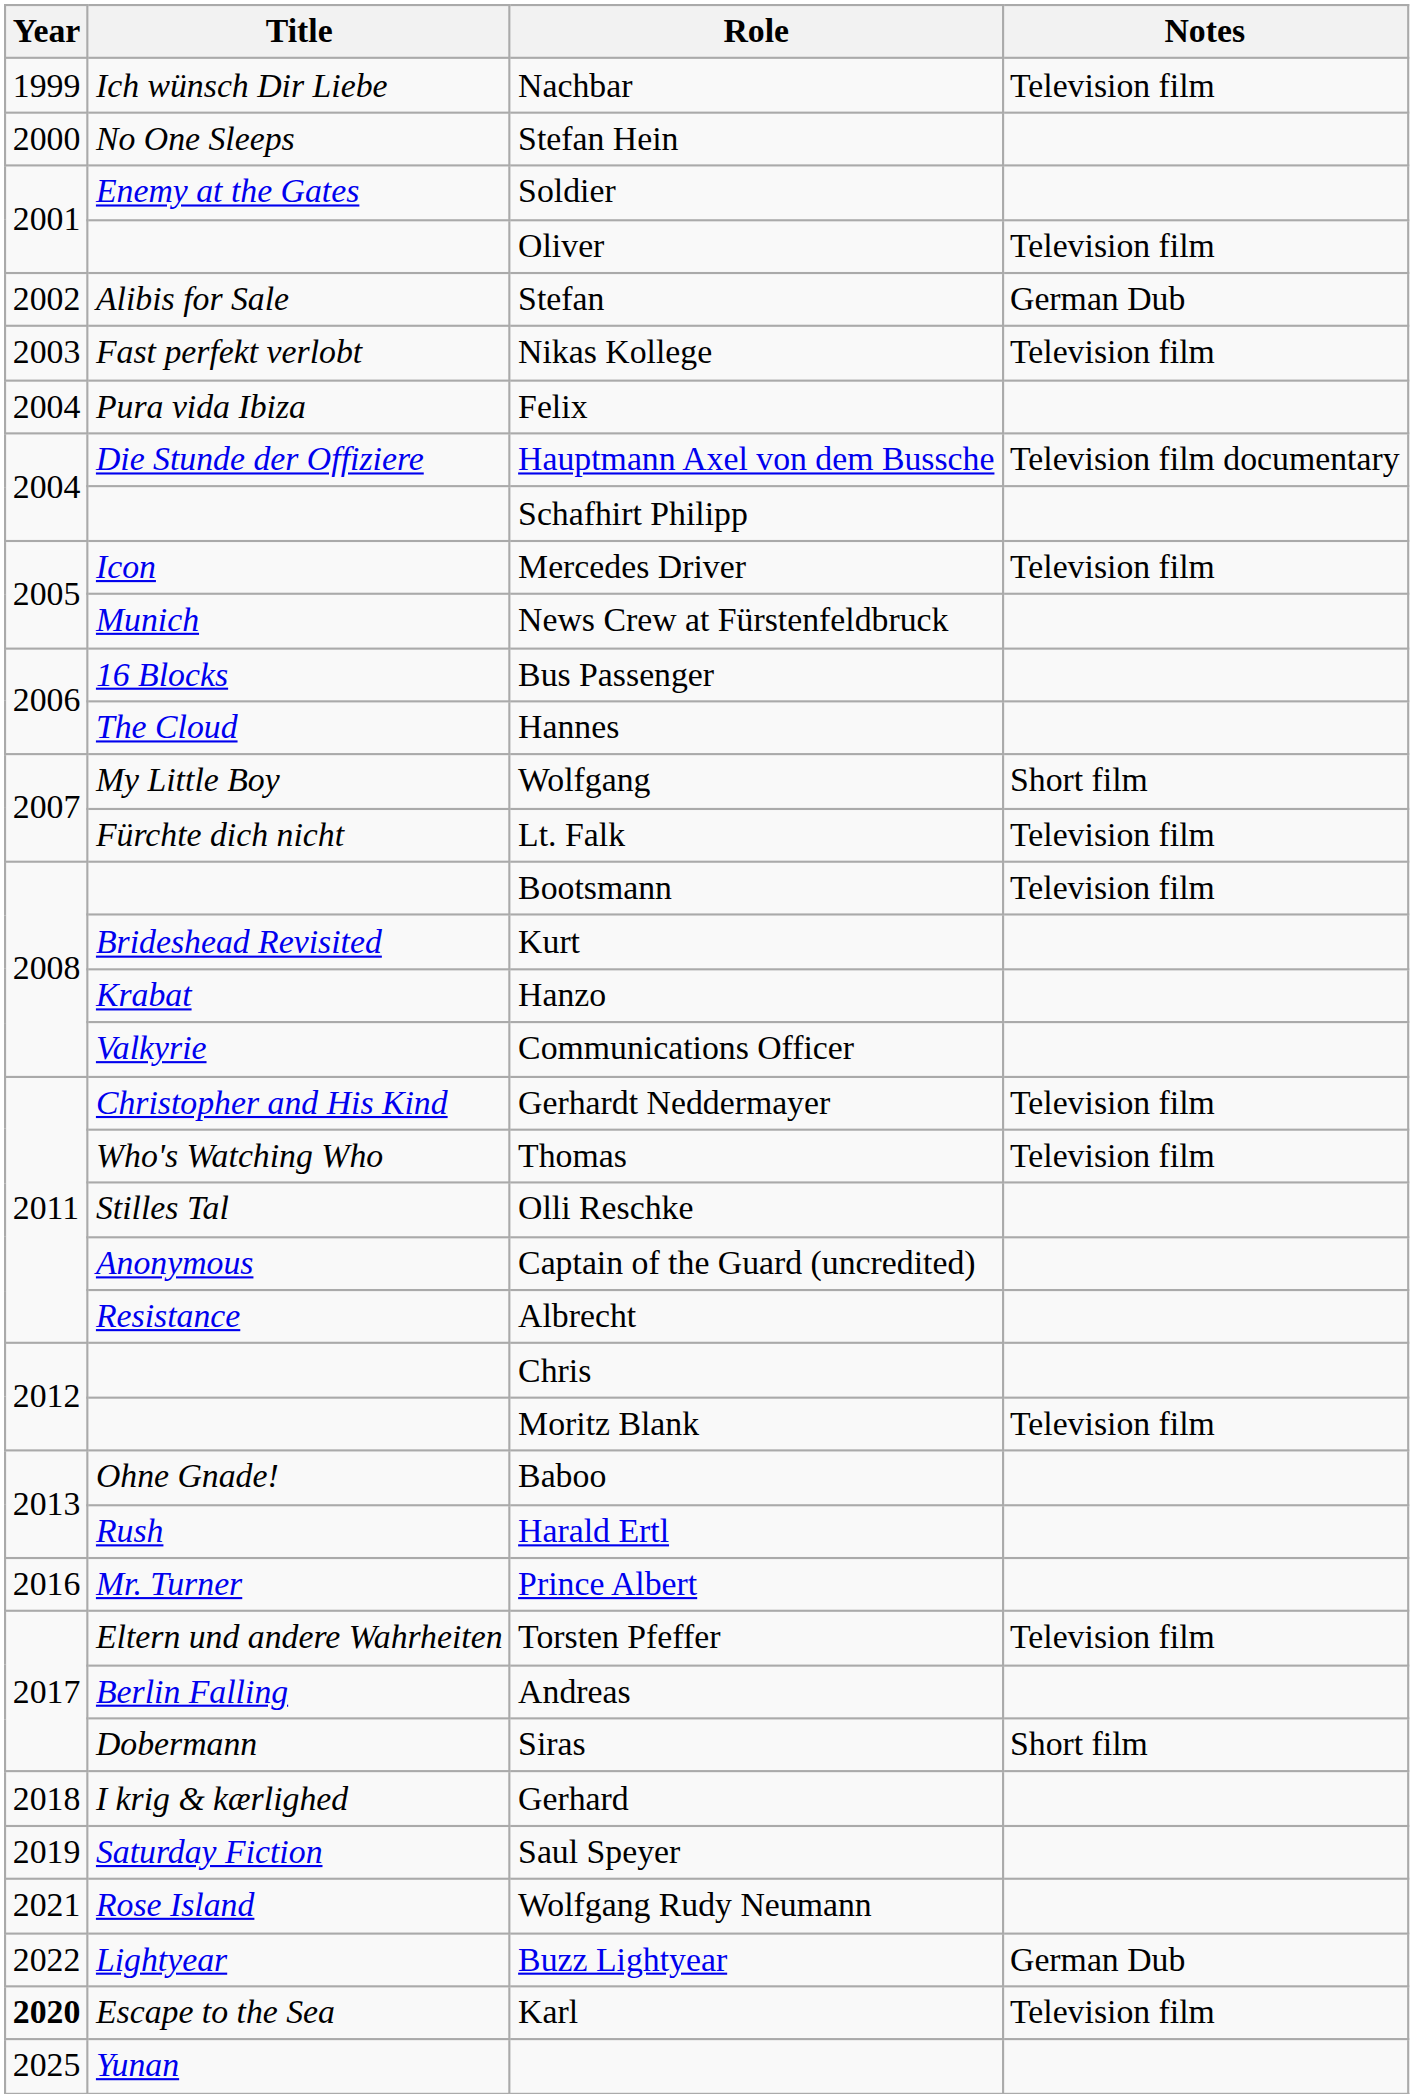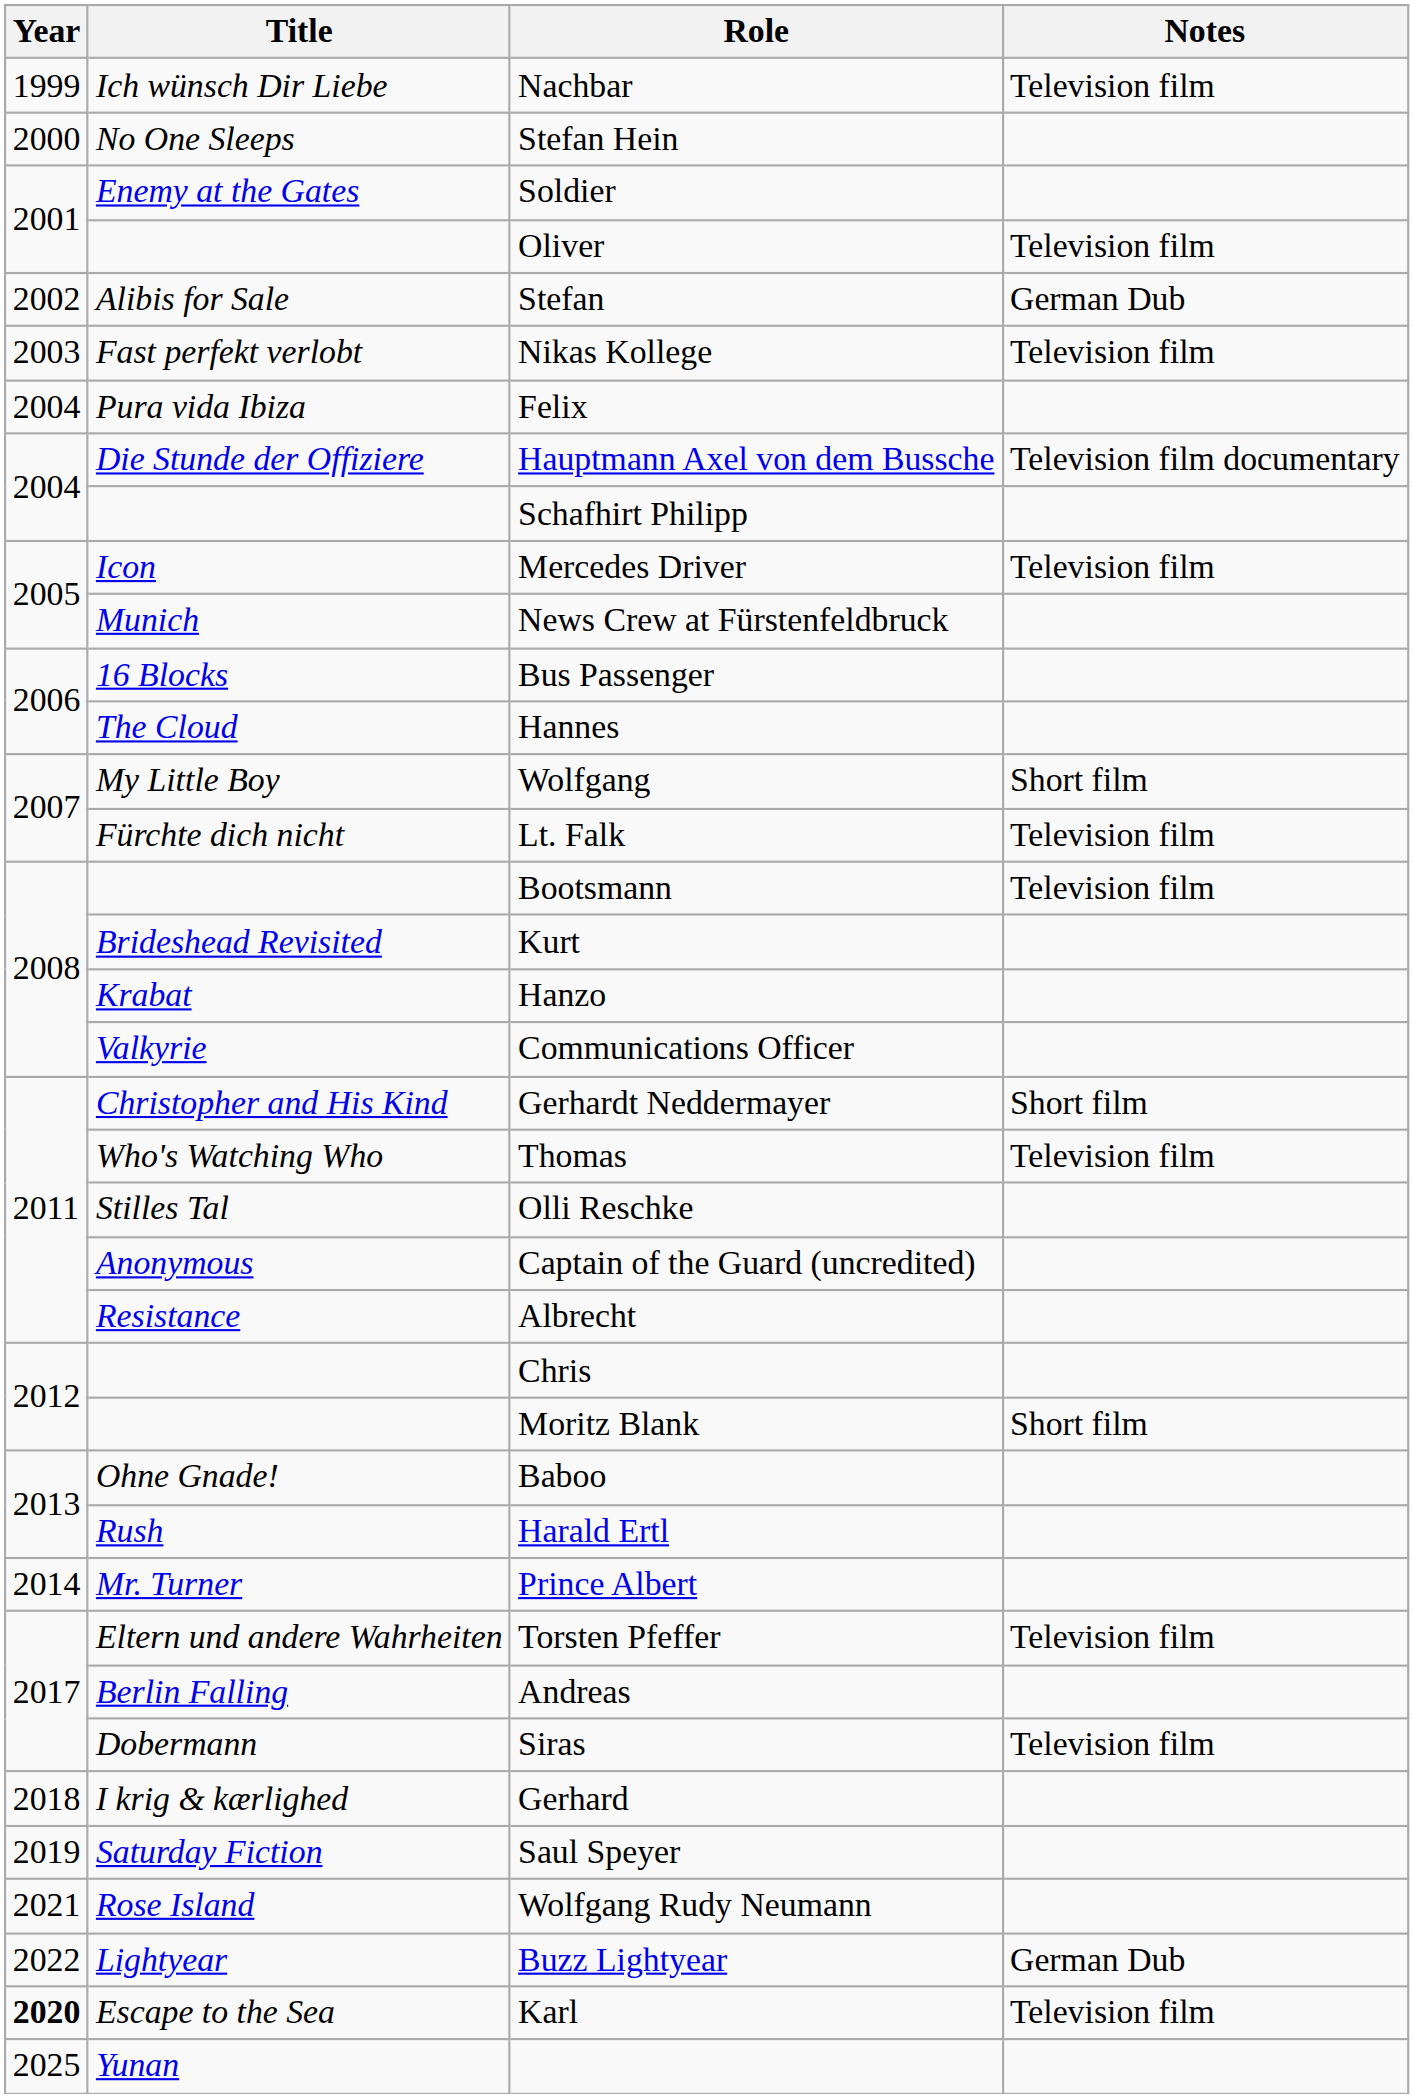(1112, 1102) Television film -> (1079, 1102) Short film
(1112, 1423) Television film -> (1079, 1423) Short film
(47, 1583) 2016 -> (47, 1583) 2014
(1079, 1744) Short film -> (1112, 1744) Television film
